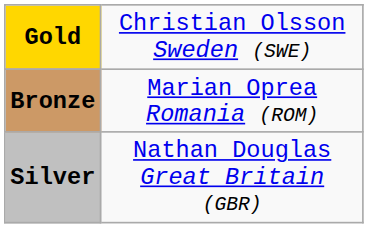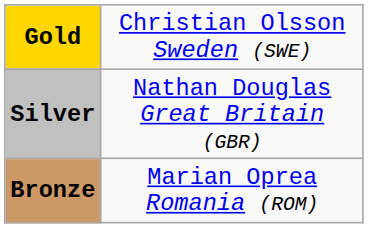rows swapped: (53, 178) <-> (53, 101)
